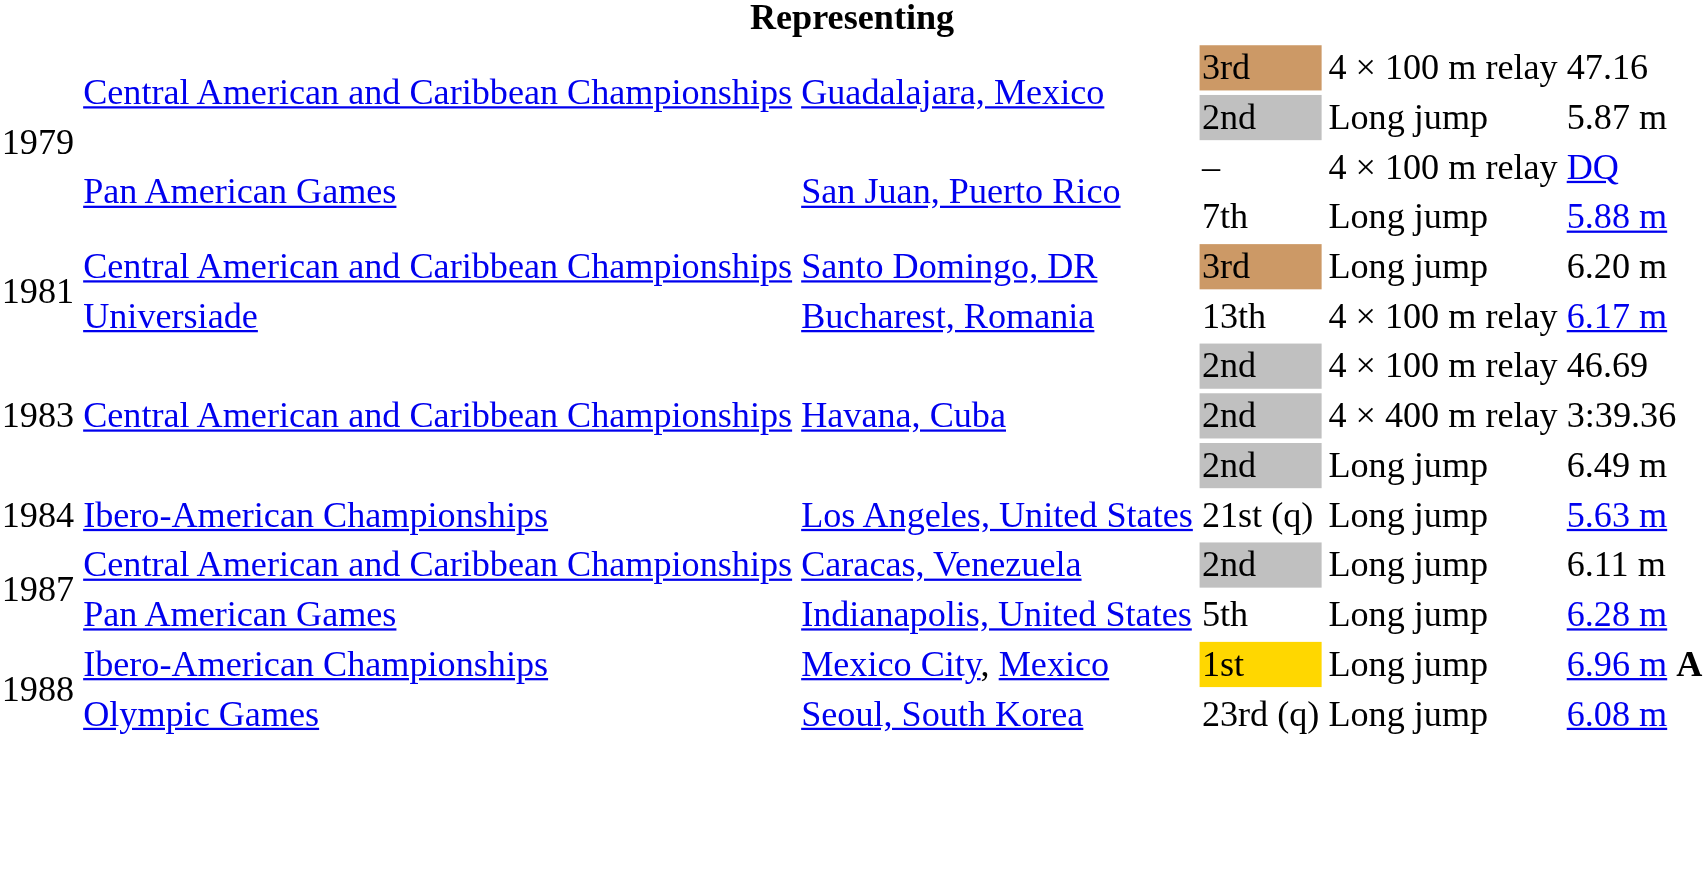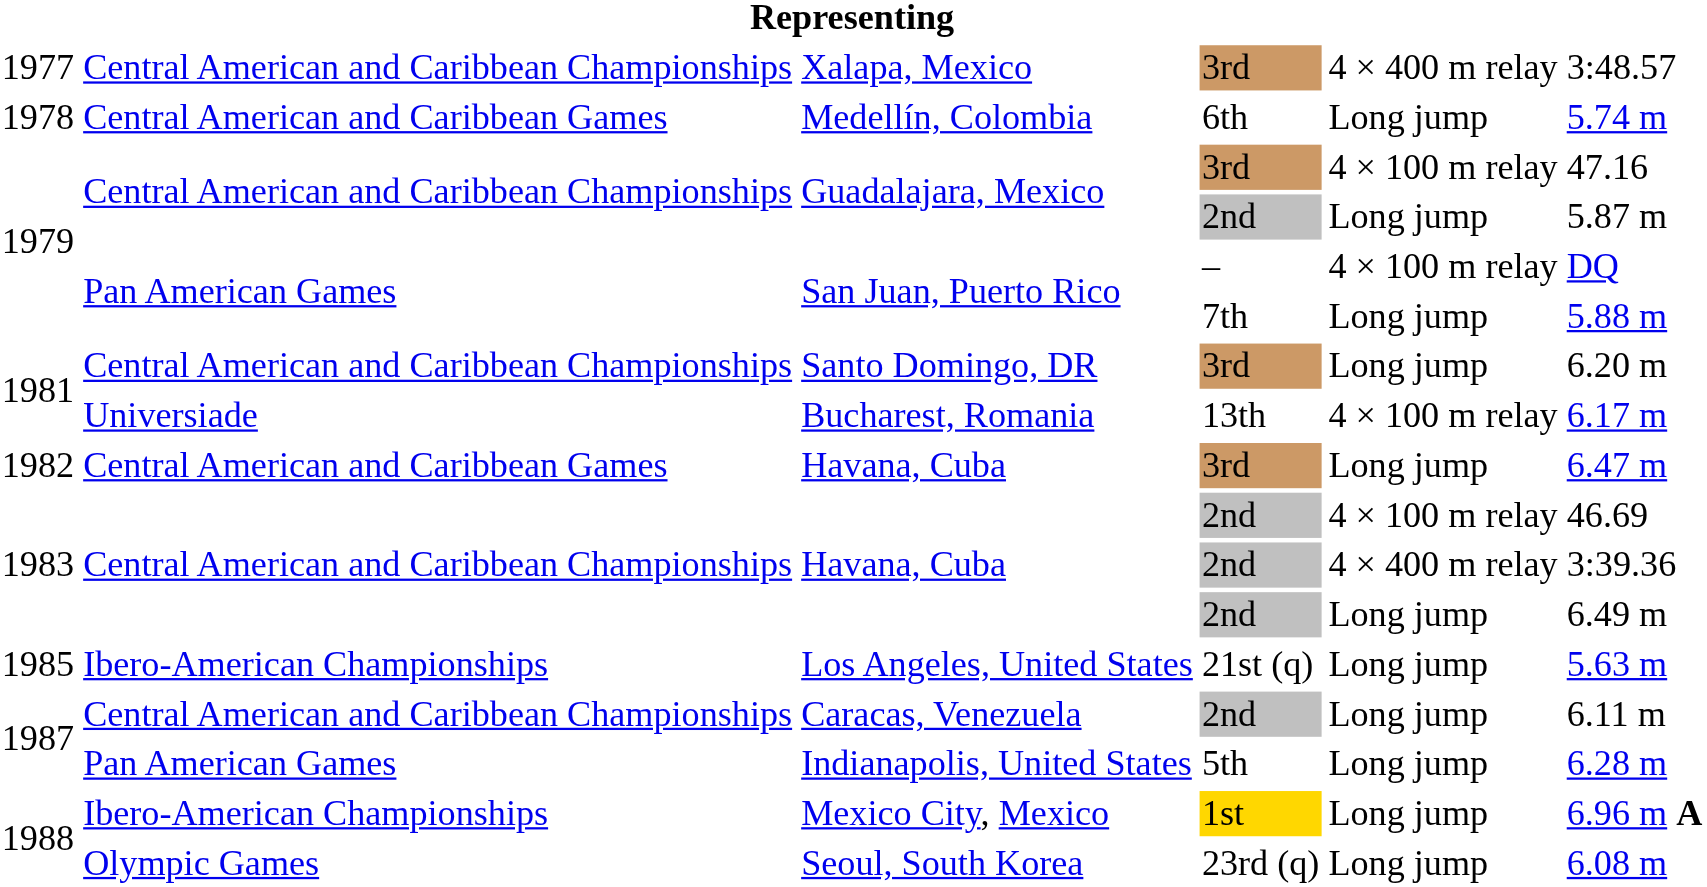+ row: (917, 67)
+ row: (947, 116)
+ row: (904, 464)
(38, 514) 1984 -> (38, 663) 1985
